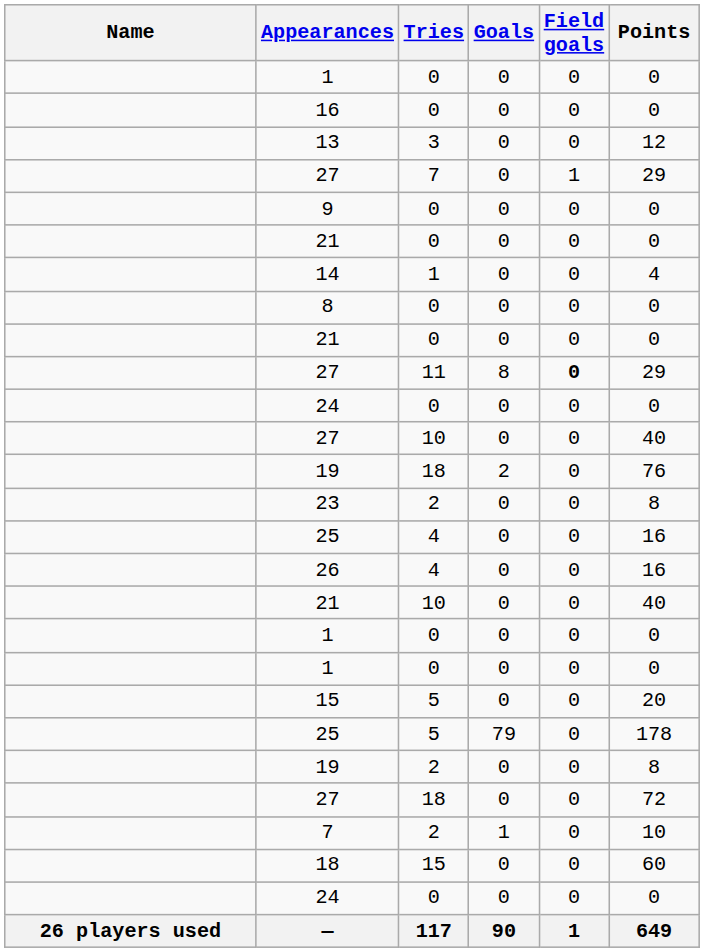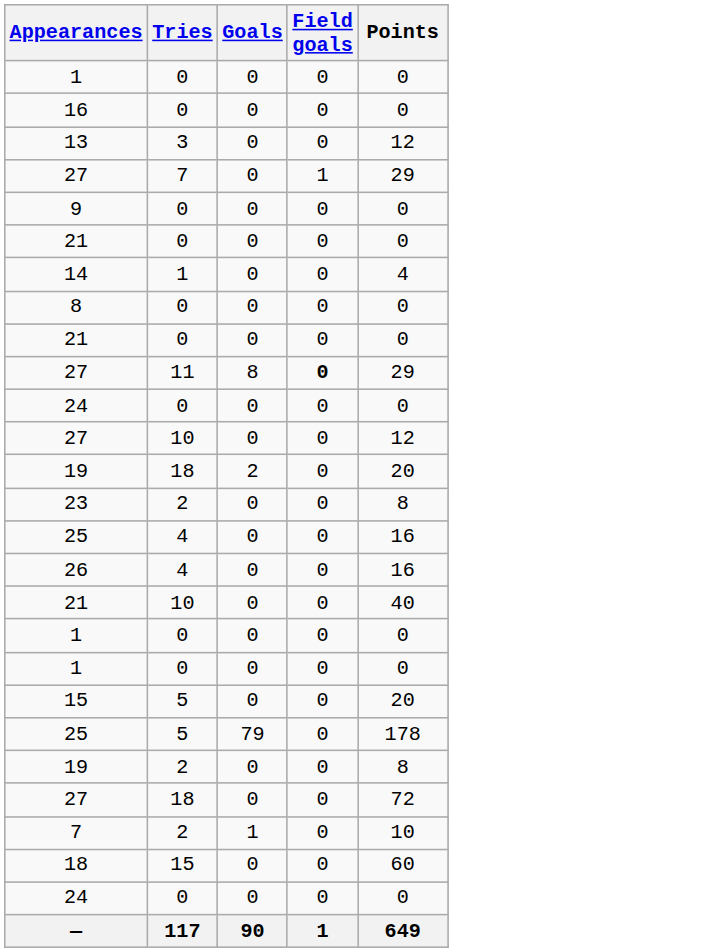- column: (130, 33)
(654, 439) 40 -> (403, 439) 12
(654, 471) 76 -> (403, 471) 20
